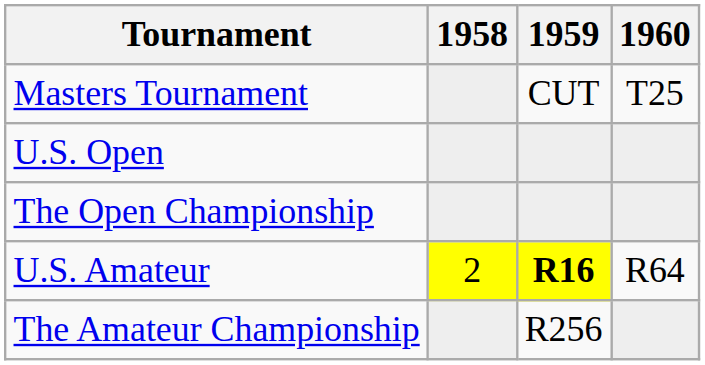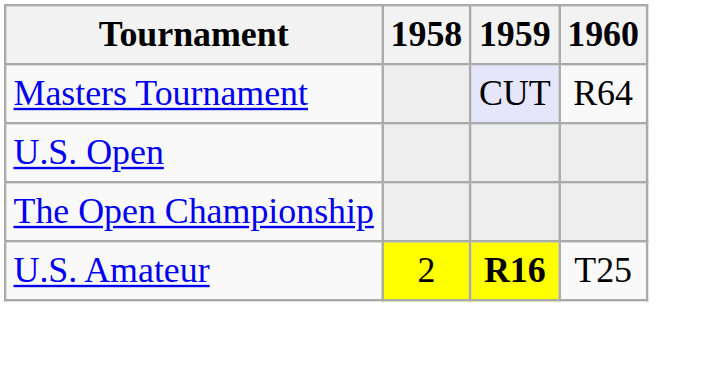(564, 93) no background -> (515, 93) lavender background
(655, 93) T25 -> (603, 93) R64
(655, 270) R64 -> (603, 270) T25
- row: (217, 329)
